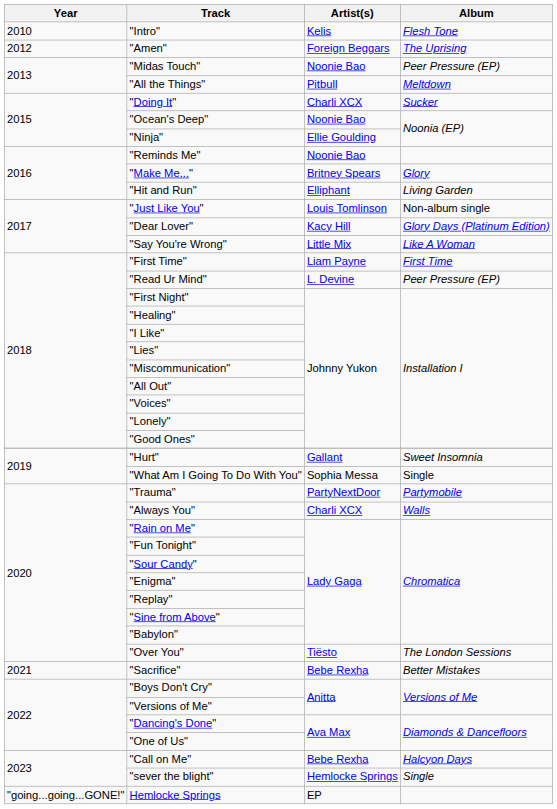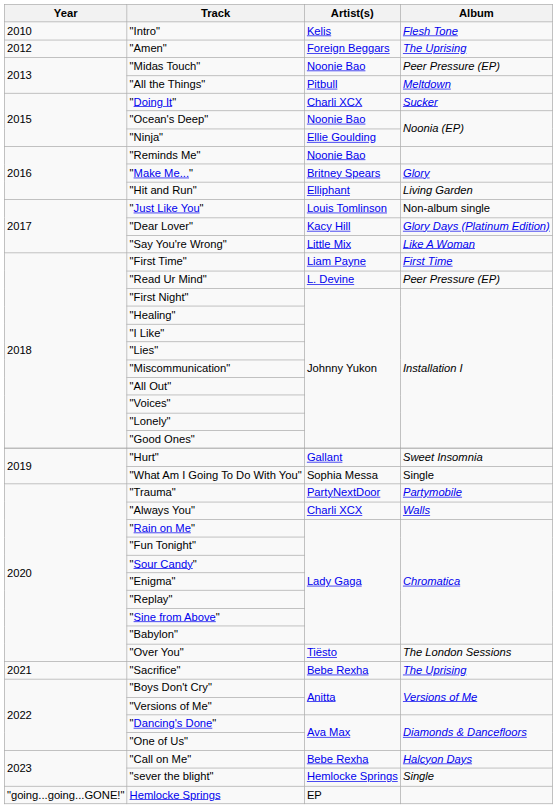(442, 670) Better Mistakes -> (435, 670) The Uprising
